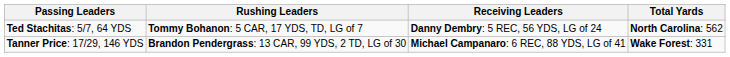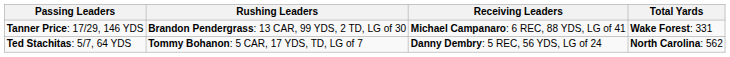rows swapped: (75, 44) <-> (69, 28)
